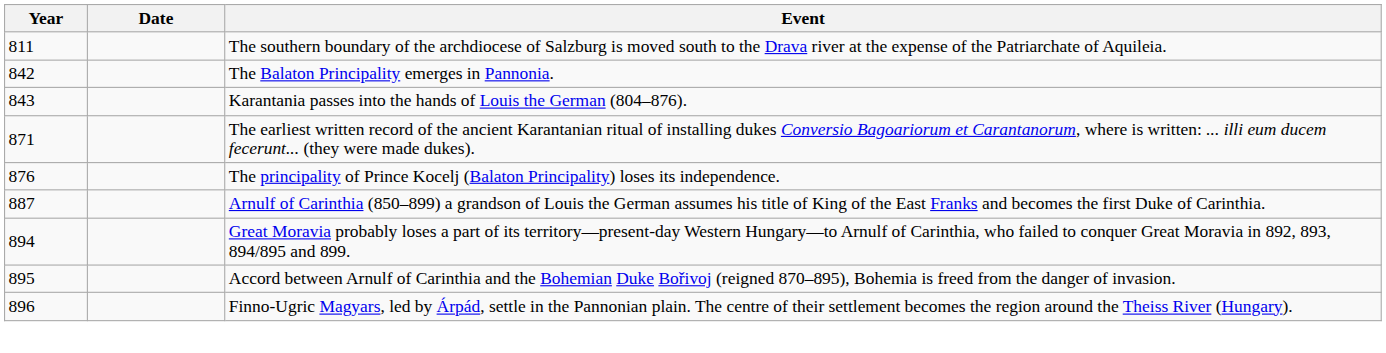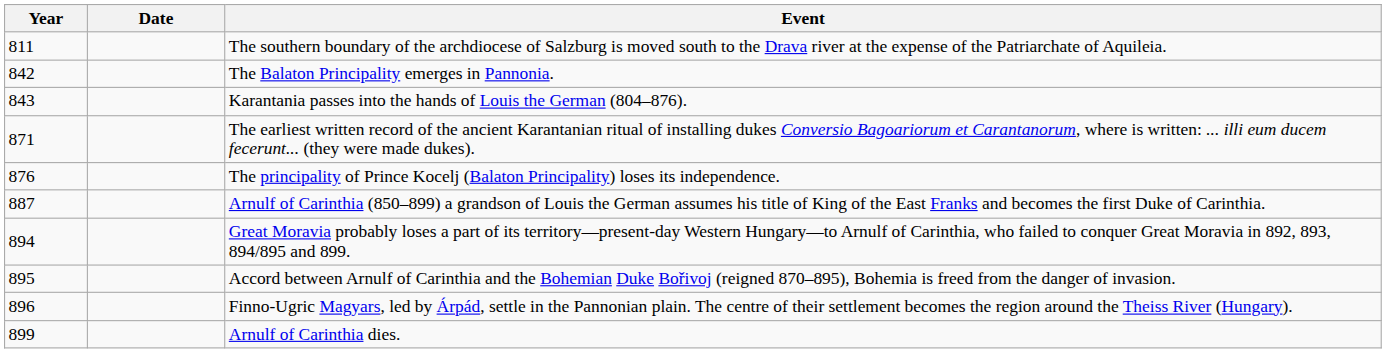+ row: (315, 334)
